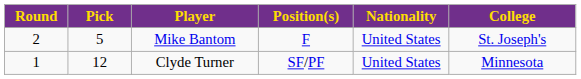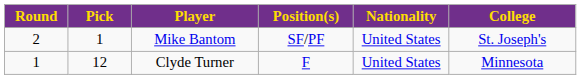(100, 39) 5 -> (100, 39) 1
(306, 39) F -> (306, 39) SF/PF
(306, 62) SF/PF -> (306, 62) F
